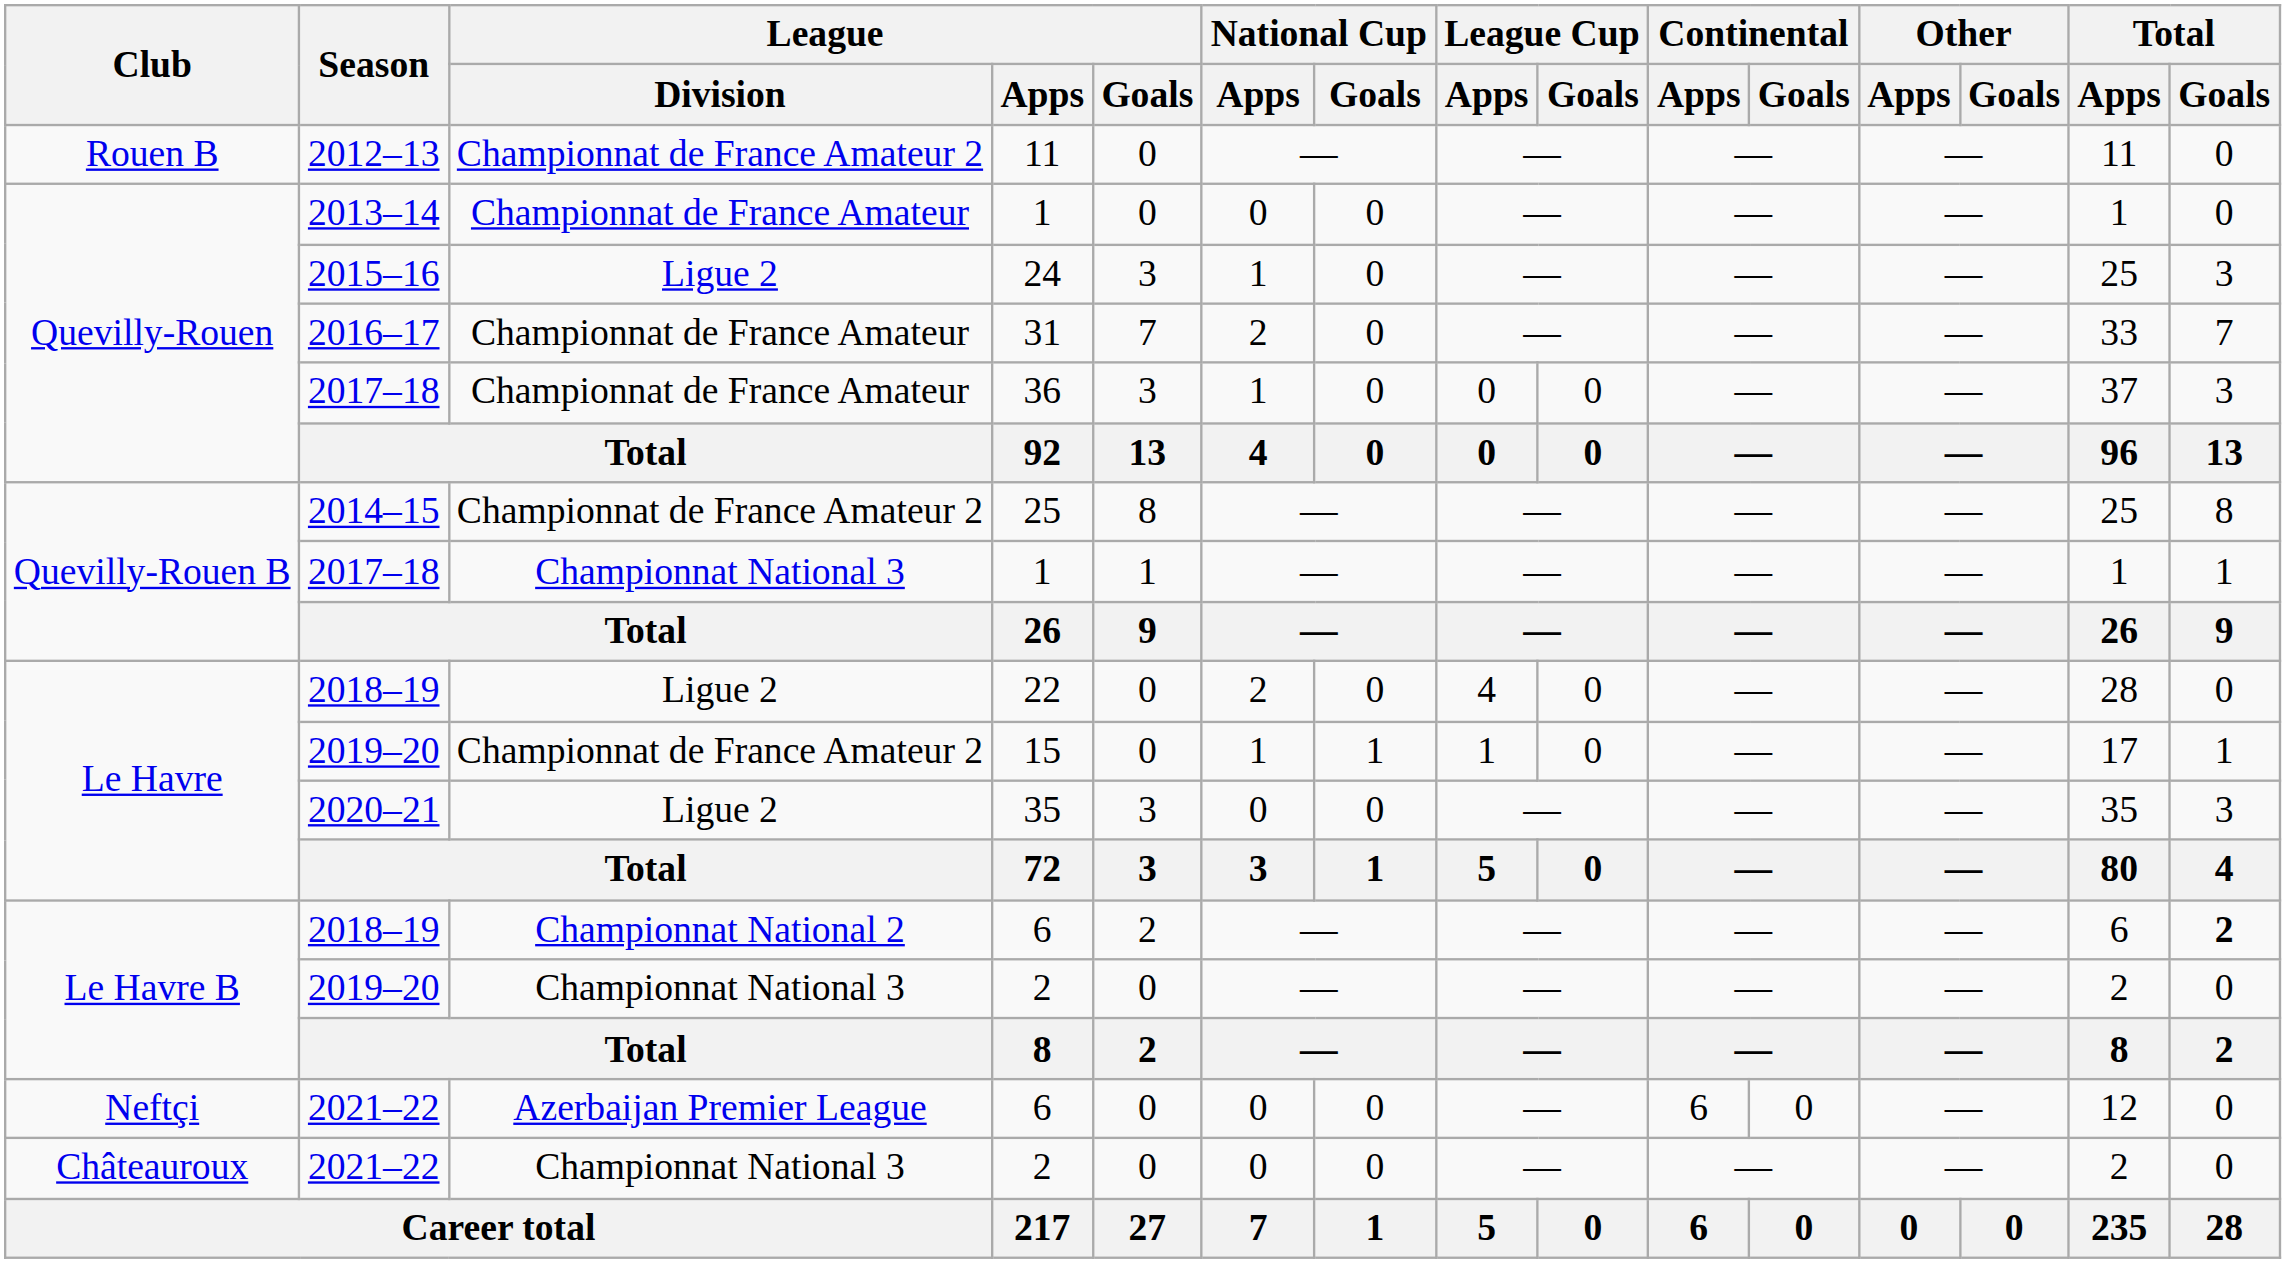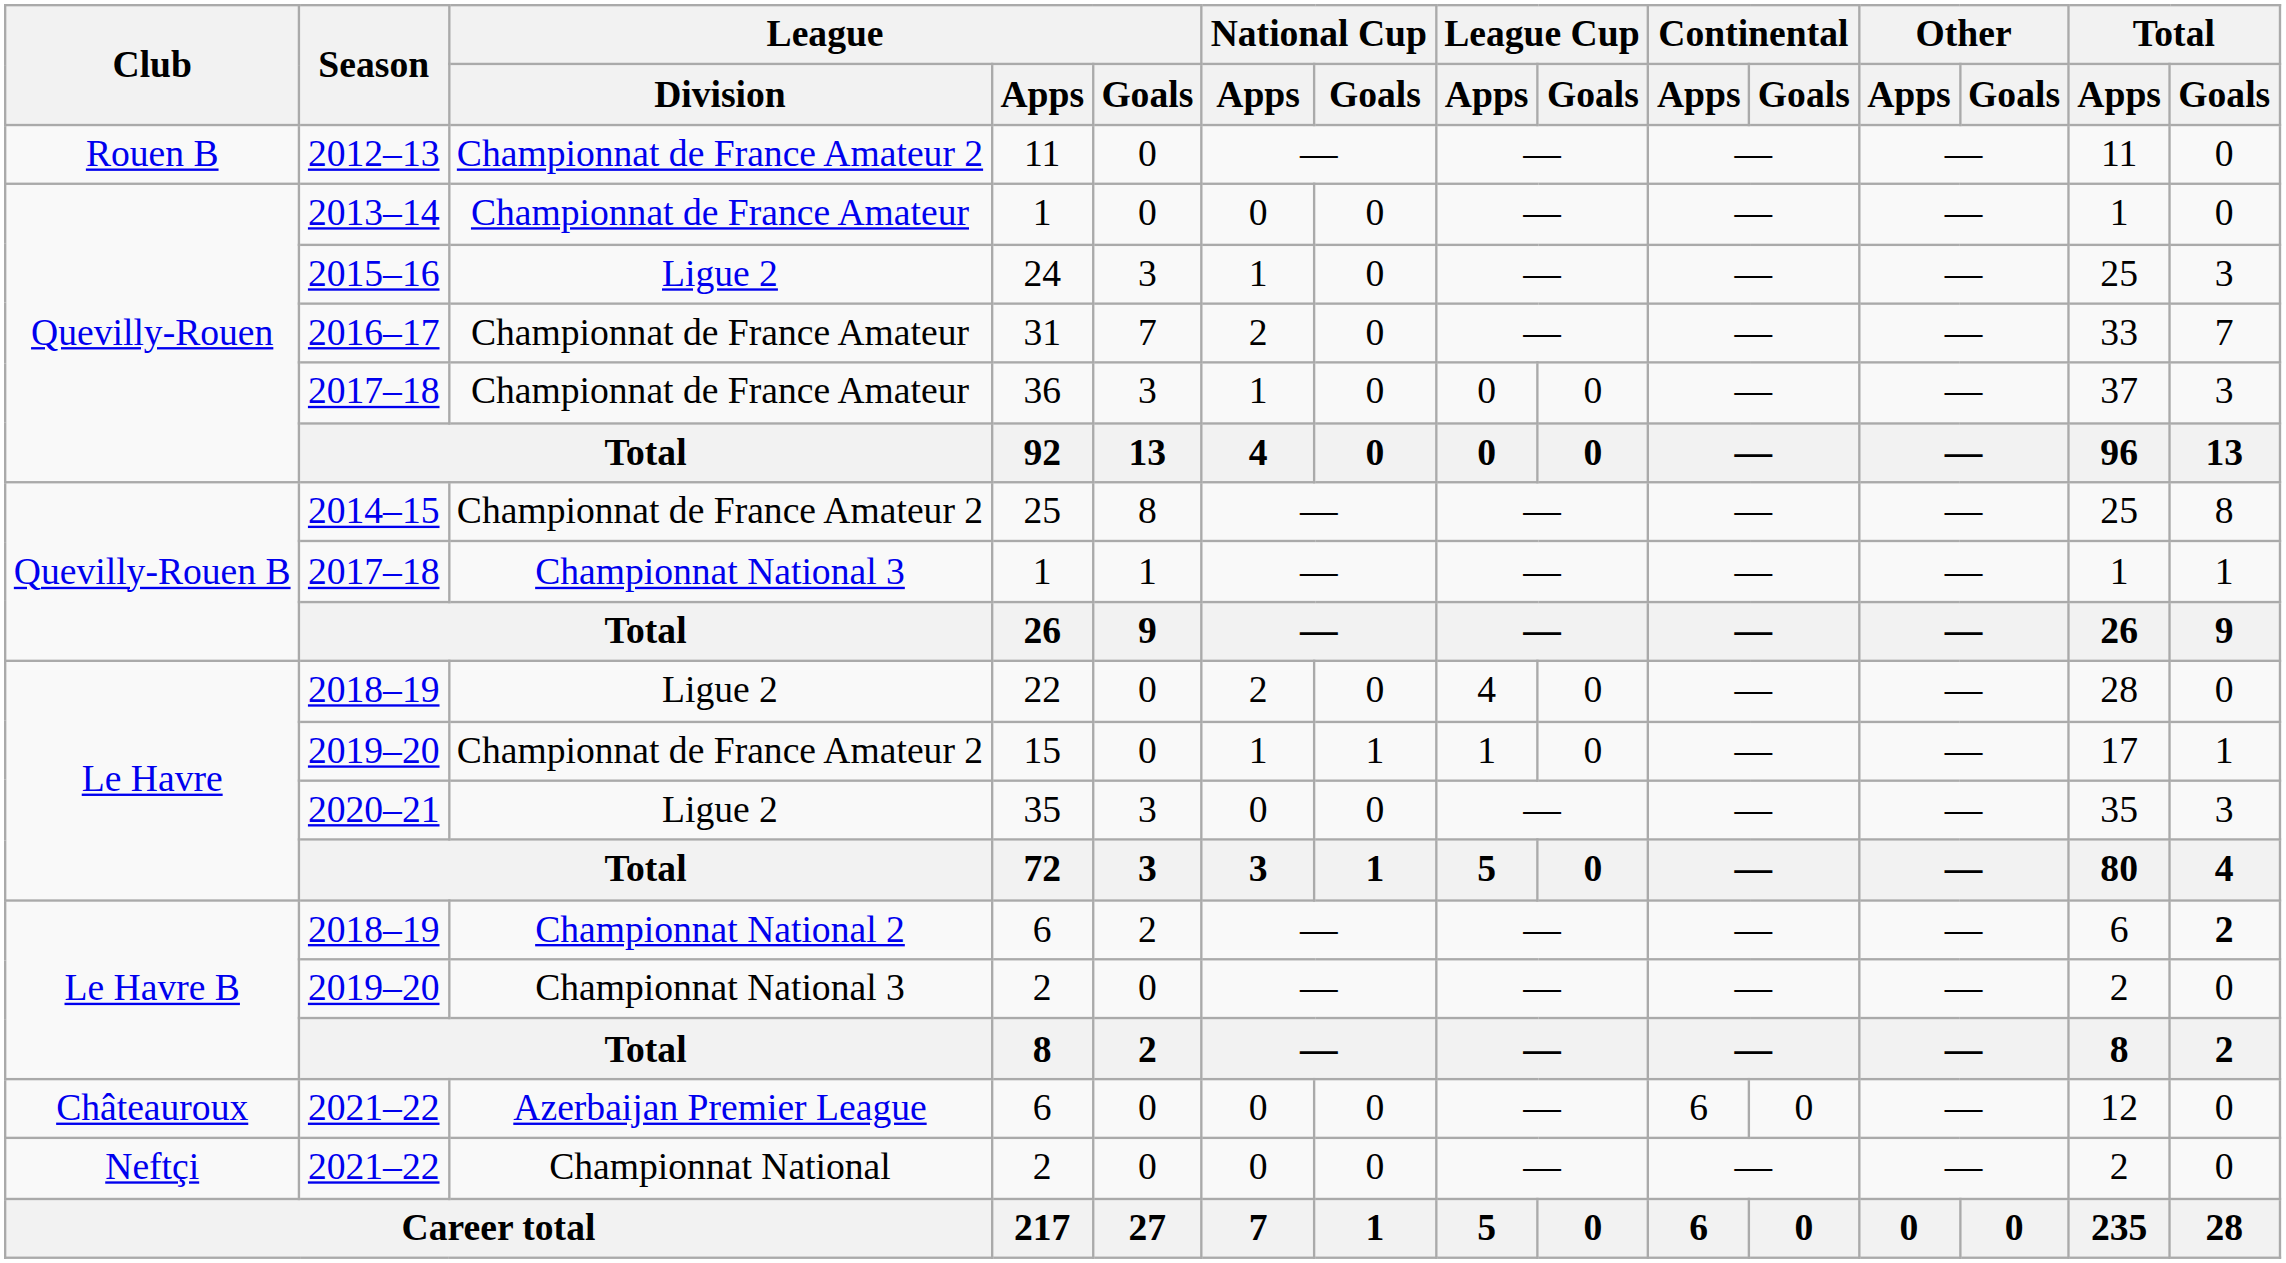(152, 1107) Neftçi -> (152, 1107) Châteauroux
(152, 1167) Châteauroux -> (152, 1167) Neftçi
(720, 1167) Championnat National 3 -> (720, 1167) Championnat National
